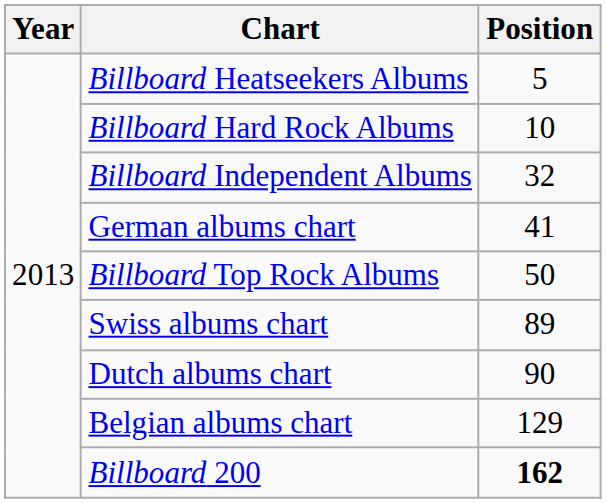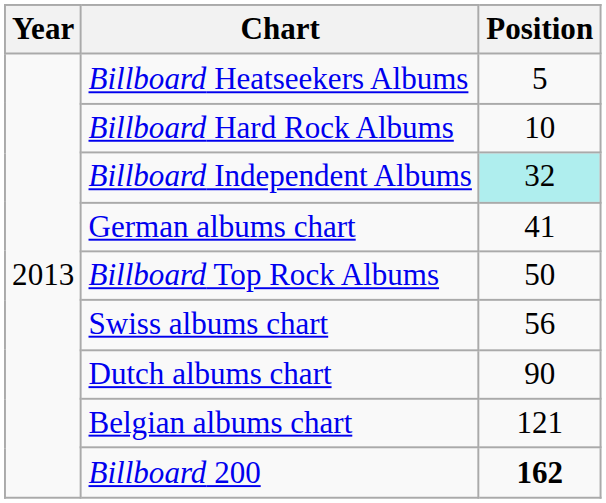(540, 176) no background -> (540, 176) paleturquoise background
(540, 324) 89 -> (540, 324) 56
(540, 422) 129 -> (540, 422) 121
